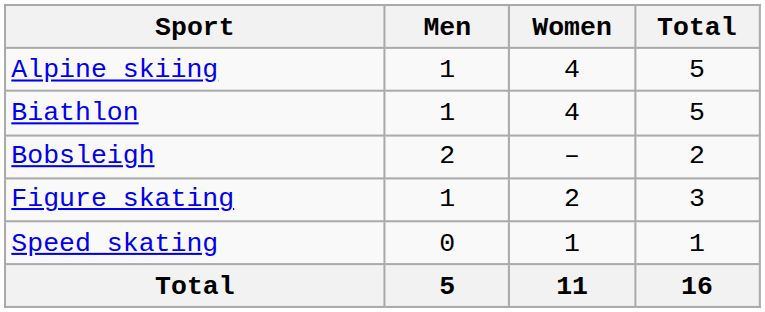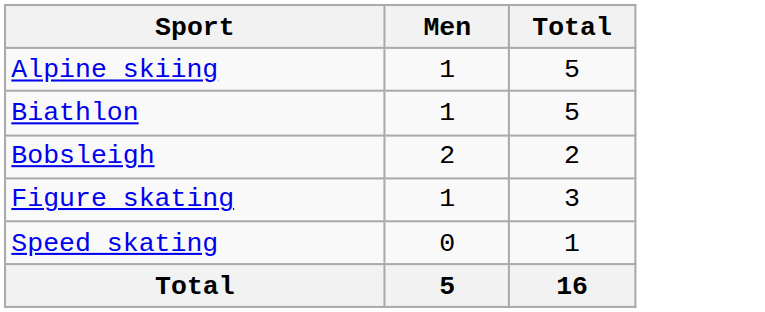- column: (572, 27)
